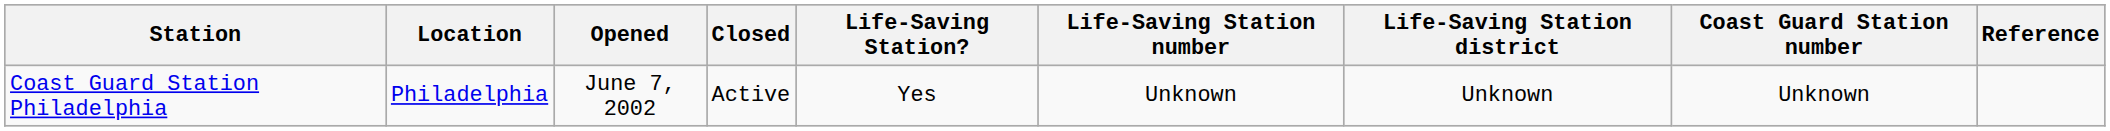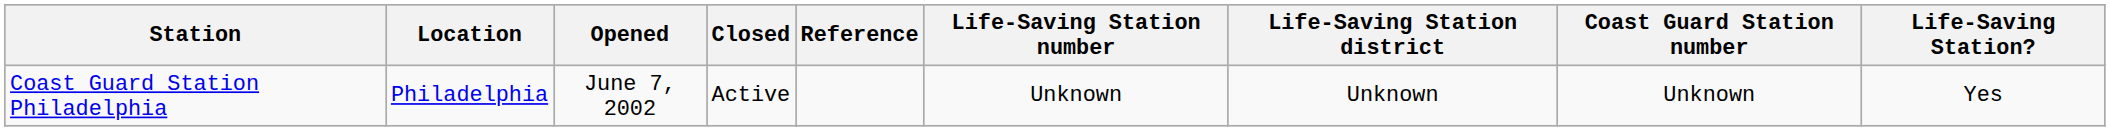columns swapped: (917, 35) <-> (2041, 35)
